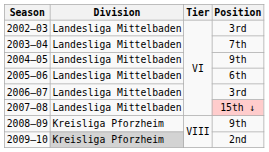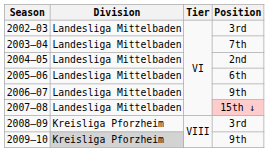(238, 60) 9th -> (238, 60) 2nd
(238, 92) 3rd -> (238, 92) 9th
(238, 124) 9th -> (238, 124) 3rd
(238, 139) 2nd -> (238, 139) 9th
